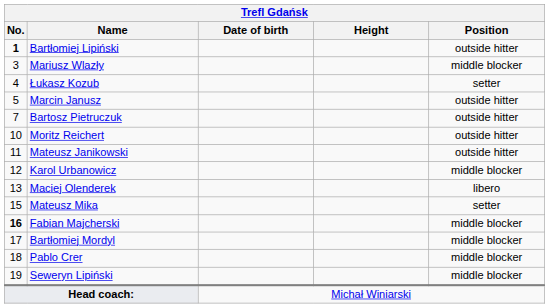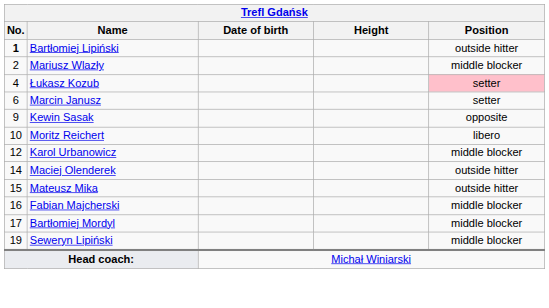(16, 65) 3 -> (16, 65) 2
(487, 83) no background -> (487, 83) pink background
(16, 100) 5 -> (16, 100) 6
(487, 100) outside hitter -> (487, 100) setter
- row: (76, 118)
+ row: (62, 118)
(487, 135) outside hitter -> (487, 135) libero
- row: (79, 153)
(16, 188) 13 -> (16, 170) 14
(487, 188) libero -> (487, 170) outside hitter
(487, 205) setter -> (487, 188) outside hitter
(16, 223) bold -> (16, 205) normal
- row: (56, 258)
